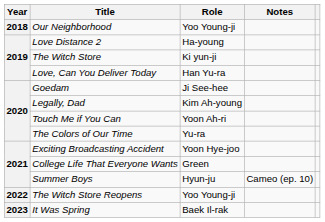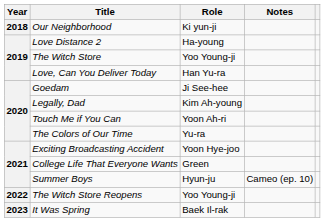(209, 27) Yoo Young-ji -> (199, 27) Ki yun-ji
(199, 57) Ki yun-ji -> (209, 57) Yoo Young-ji
